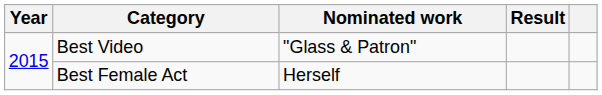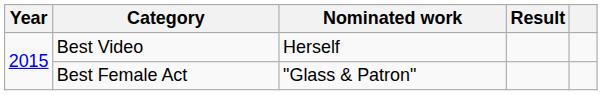(350, 47) "Glass & Patron" -> (311, 47) Herself
(311, 75) Herself -> (350, 75) "Glass & Patron"
